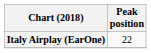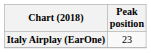(127, 39) 22 -> (127, 39) 23
